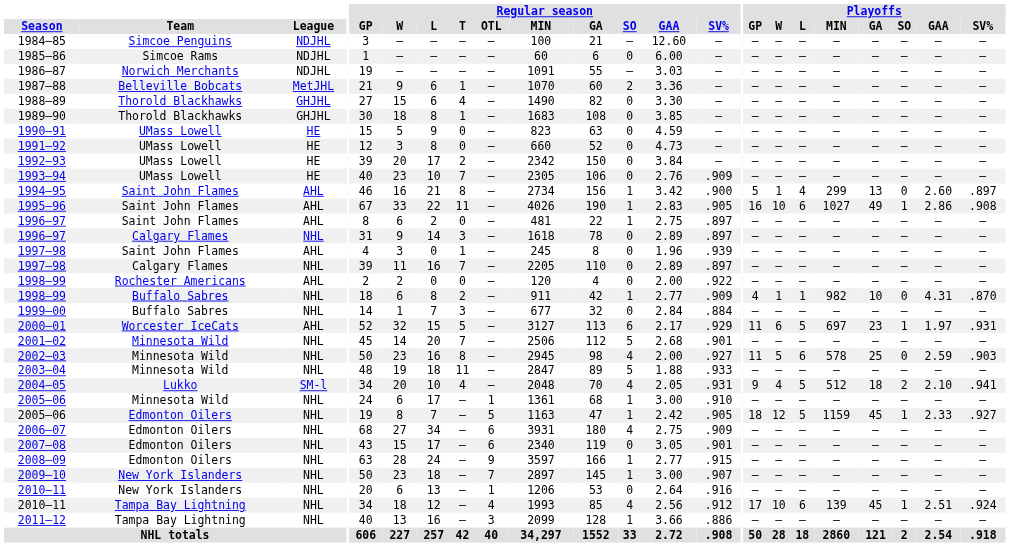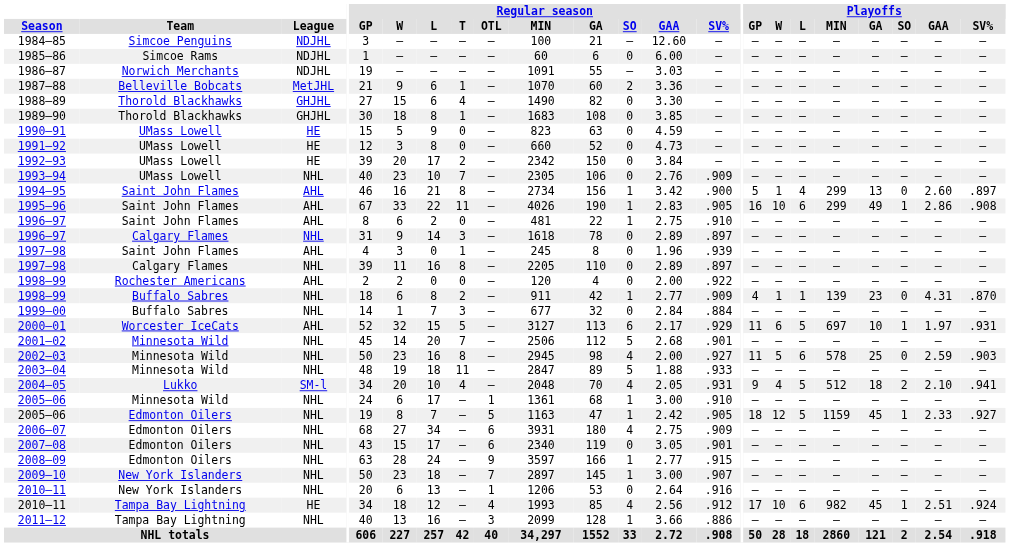(313, 176) HE -> (313, 176) NHL
(836, 206) 1027 -> (836, 206) 299
(719, 221) .897 -> (719, 221) .910
(462, 266) 7 -> (462, 266) 8
(836, 296) 982 -> (836, 296) 139
(876, 296) 10 -> (876, 296) 23
(876, 326) 23 -> (876, 326) 10
(313, 505) NHL -> (313, 505) HE
(836, 505) 139 -> (836, 505) 982
